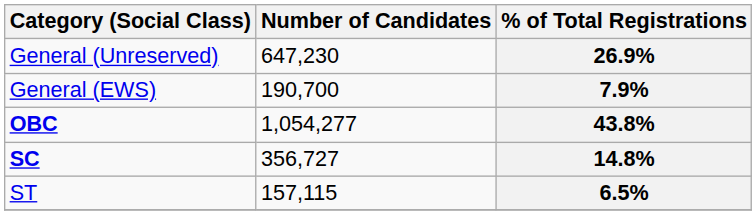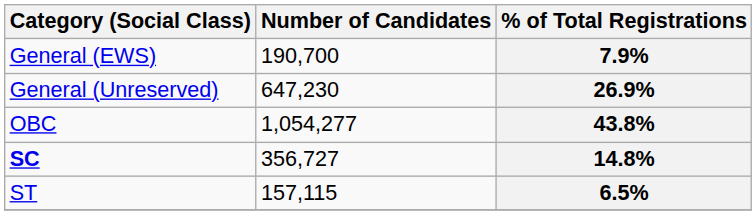rows swapped: (624, 55) <-> (624, 90)
(34, 124) bold -> (33, 124) normal
